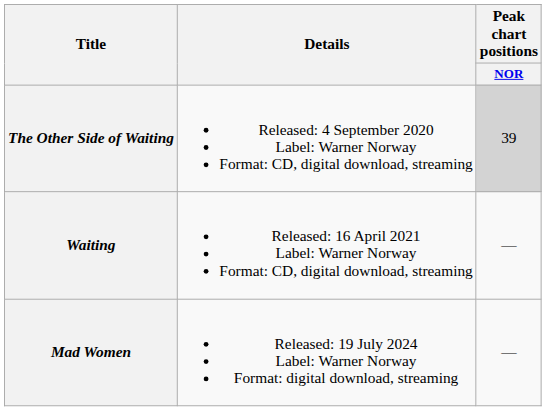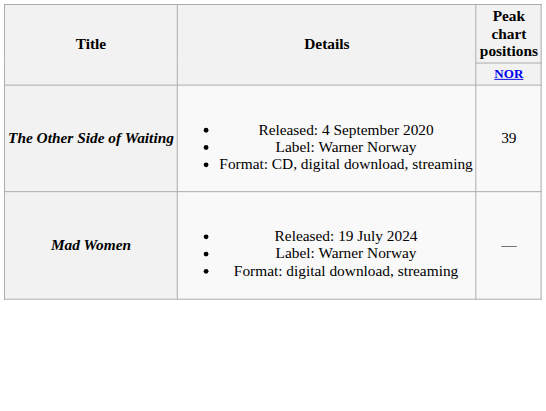(509, 138) lightgrey background -> (509, 138) no background
- row: (91, 245)
